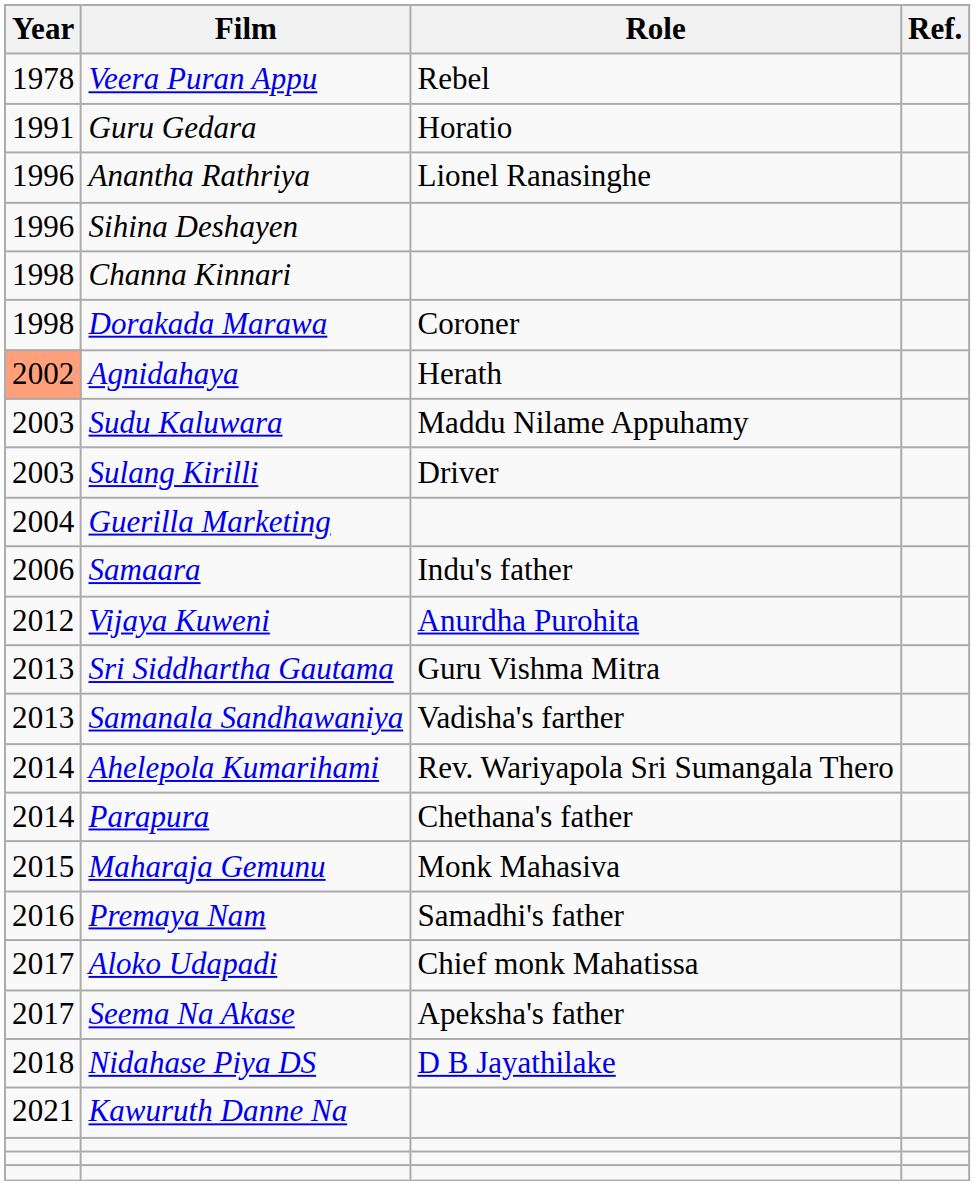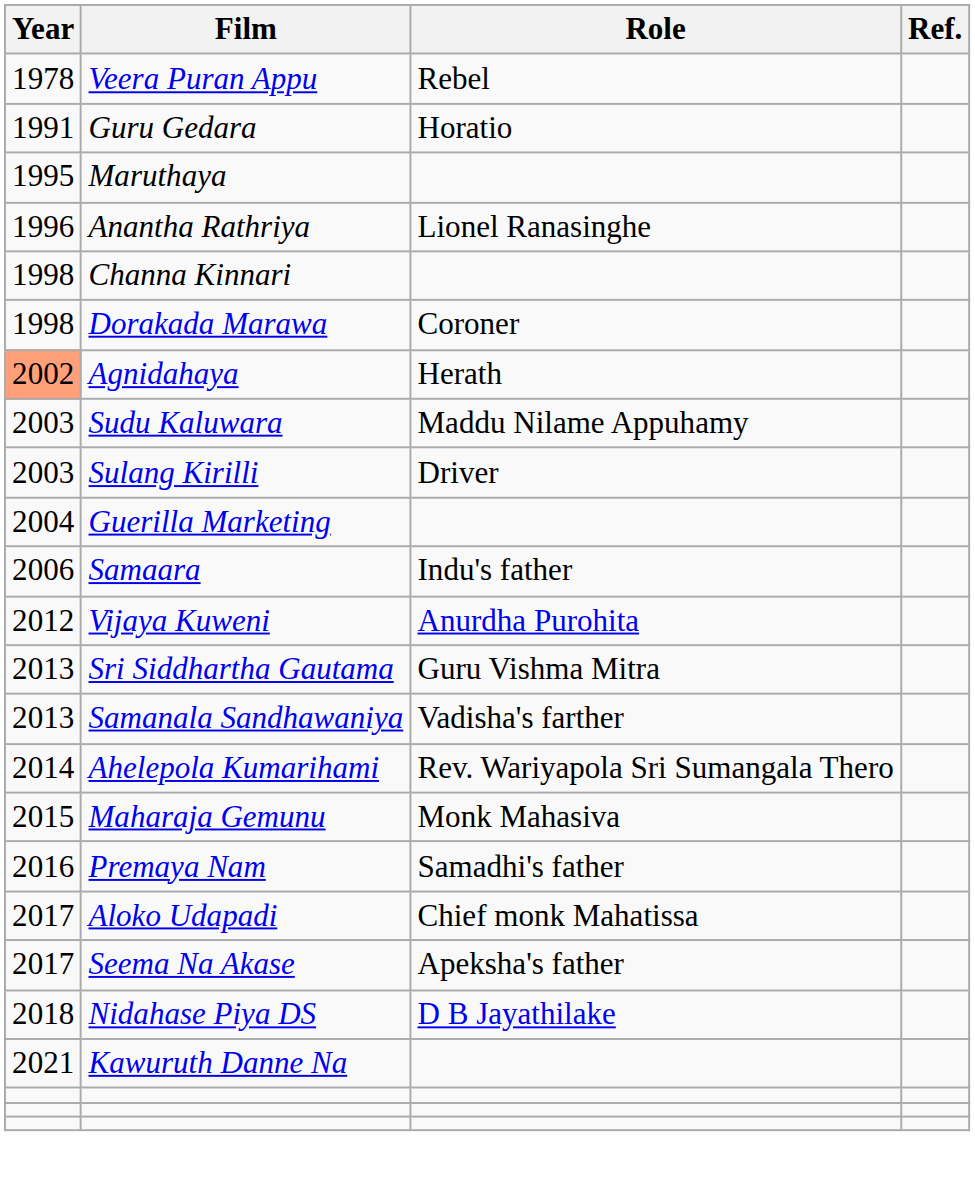+ row: (157, 176)
- row: (193, 226)
- row: (149, 816)
